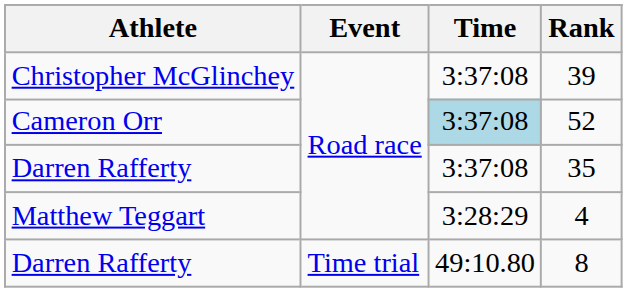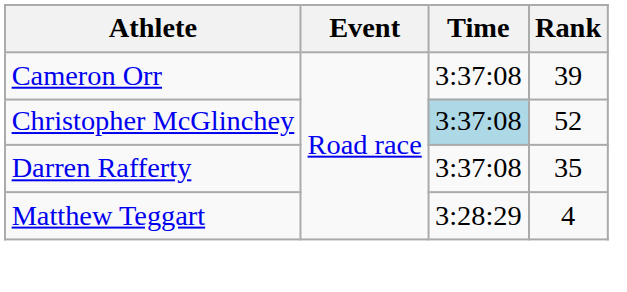(153, 75) Christopher McGlinchey -> (87, 75) Cameron Orr
(87, 121) Cameron Orr -> (153, 121) Christopher McGlinchey
- row: (581, 262)
